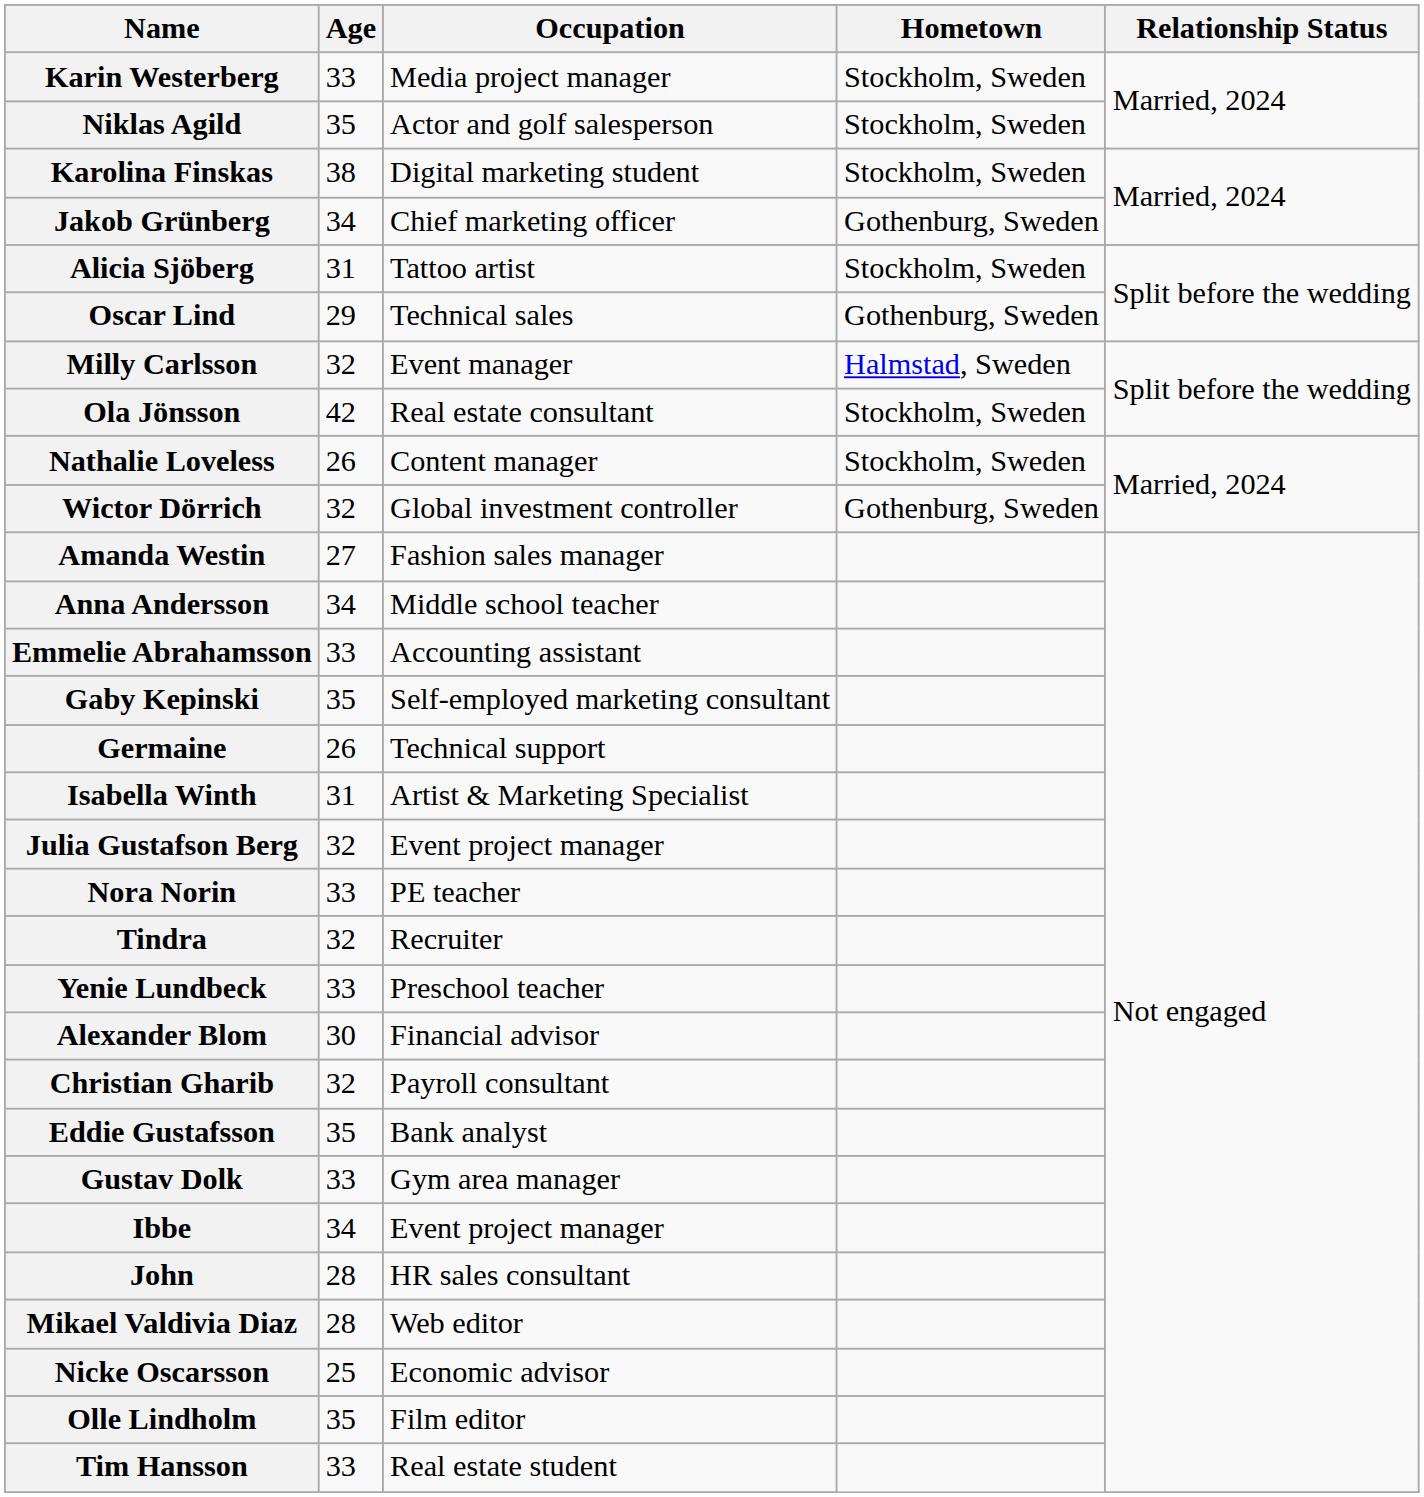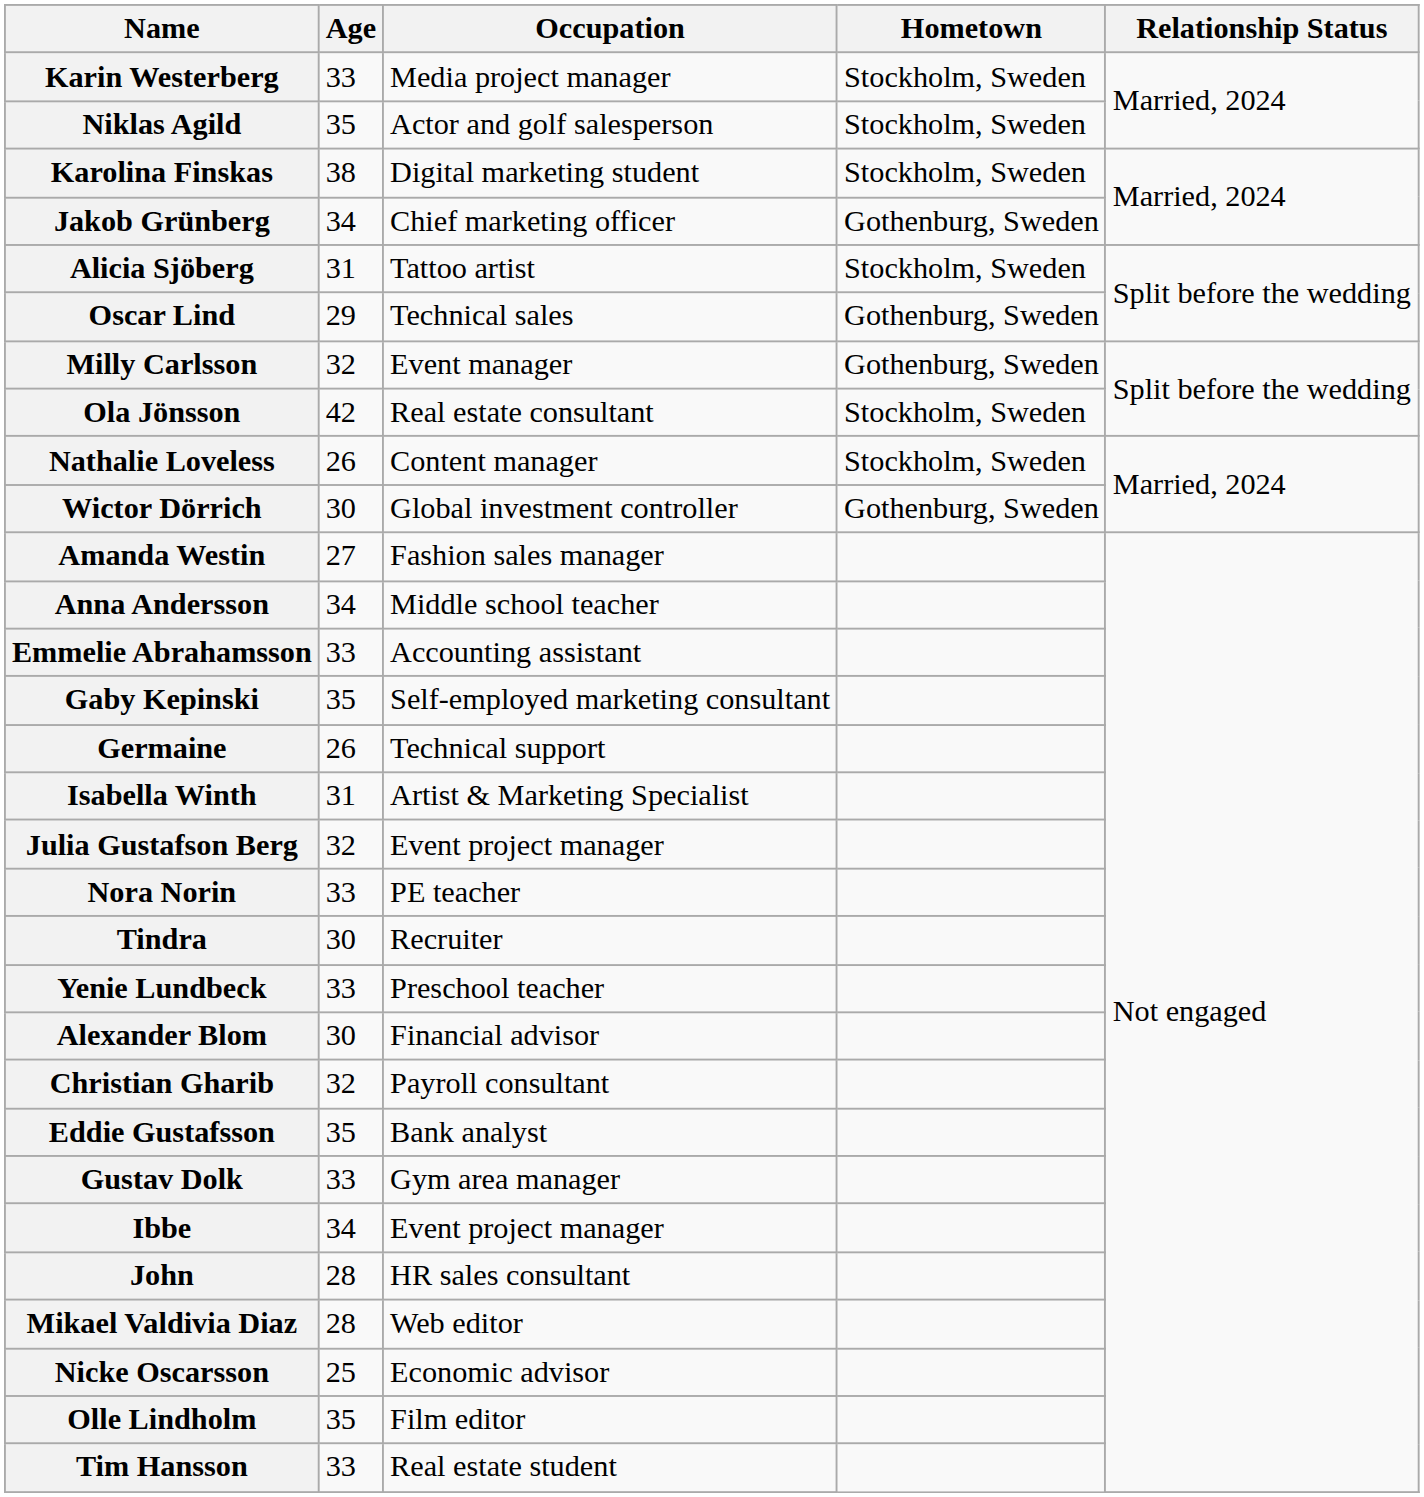(957, 364) Halmstad, Sweden -> (971, 364) Gothenburg, Sweden
(341, 508) 32 -> (341, 508) 30
(341, 939) 32 -> (341, 939) 30
